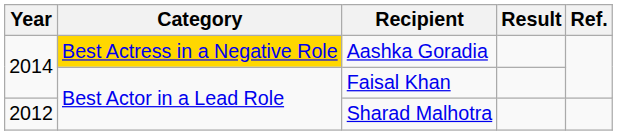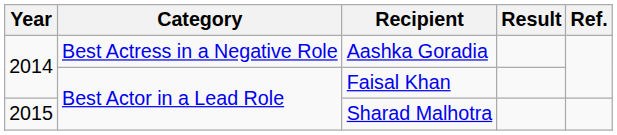(200, 51) gold background -> (200, 51) no background
(31, 113) 2012 -> (31, 113) 2015
